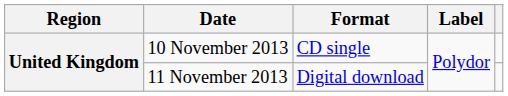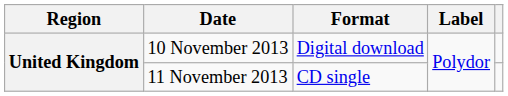(333, 47) CD single -> (360, 47) Digital download
(360, 76) Digital download -> (333, 76) CD single
